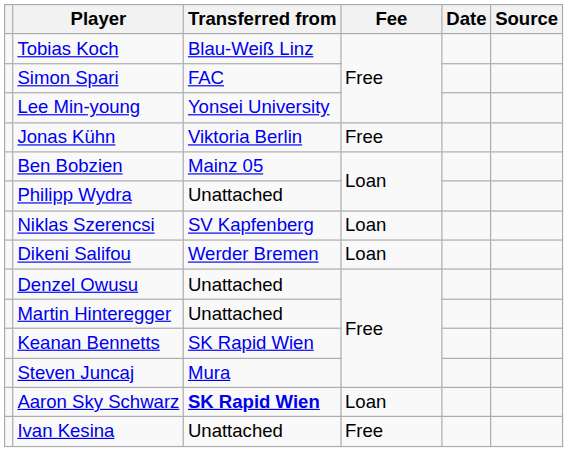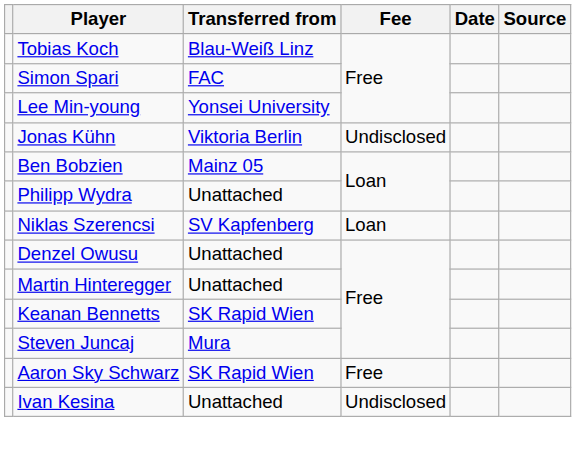(364, 136) Free -> (396, 136) Undisclosed
- row: (74, 254)
(254, 401) bold -> (251, 372) normal
(366, 401) Loan -> (364, 372) Free
(364, 431) Free -> (396, 401) Undisclosed
